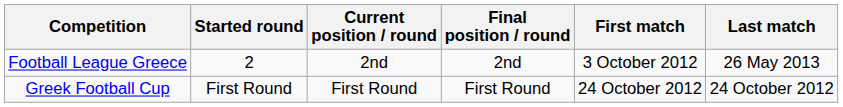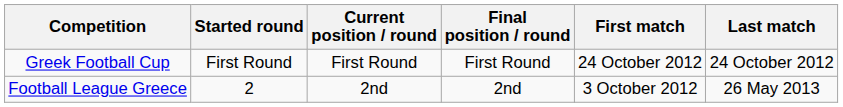rows swapped: (98, 62) <-> (98, 89)
